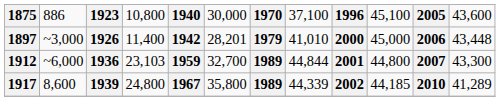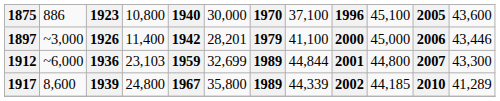(309, 38) 41,010 -> (309, 38) 41,100
(472, 38) 43,448 -> (472, 38) 43,446
(227, 61) 32,700 -> (227, 61) 32,699
